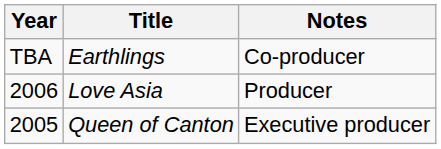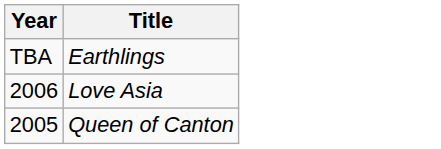- column: (337, 21)
